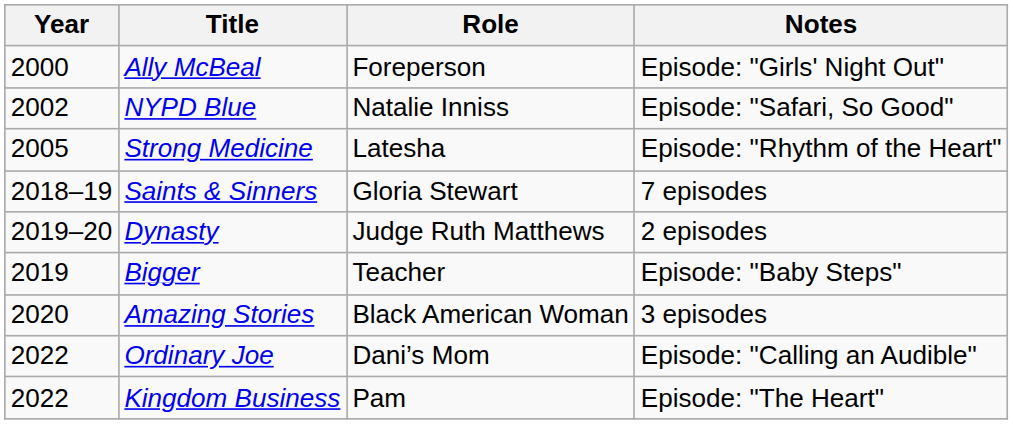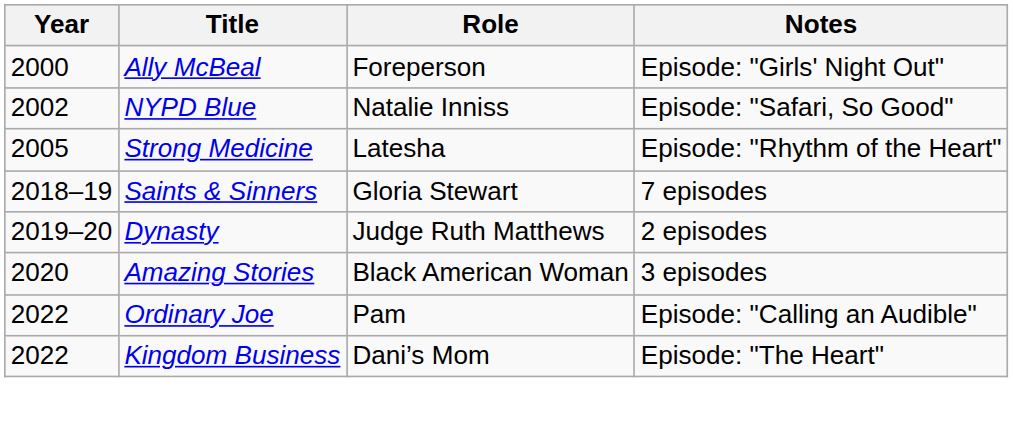- row: (162, 273)
(421, 356) Dani’s Mom -> (379, 314) Pam
(379, 397) Pam -> (421, 356) Dani’s Mom
